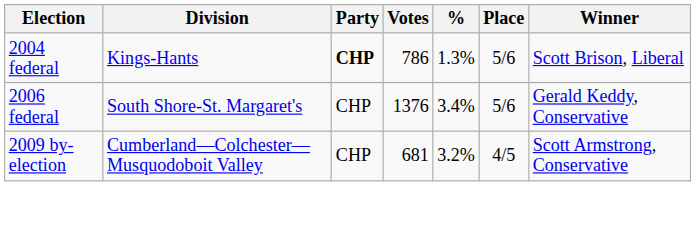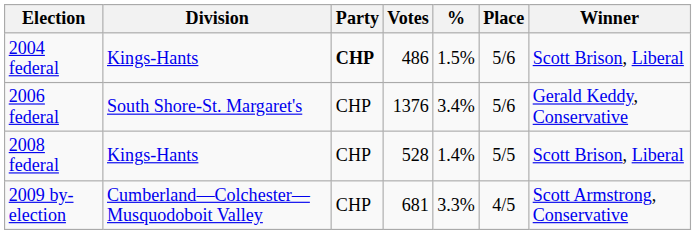(415, 57) 786 -> (415, 57) 486
(456, 57) 1.3% -> (456, 57) 1.5%
+ row: (34, 155)
(456, 155) 3.2% -> (456, 204) 3.3%
